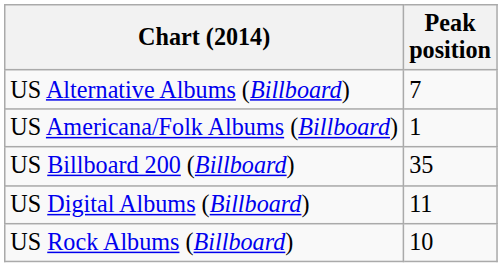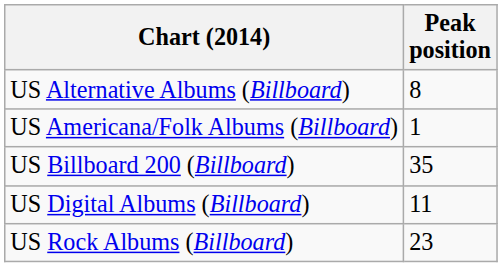(415, 89) 7 -> (415, 89) 8
(421, 242) 10 -> (421, 242) 23
